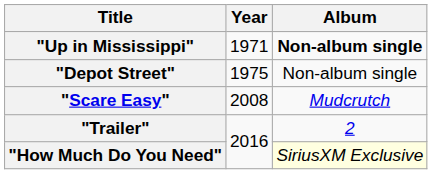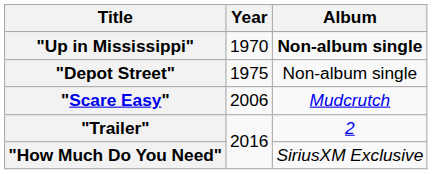(249, 45) 1971 -> (249, 45) 1970
(249, 100) 2008 -> (249, 100) 2006
(350, 155) lightyellow background -> (350, 155) no background
